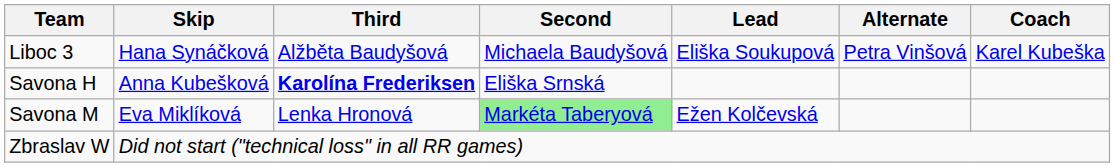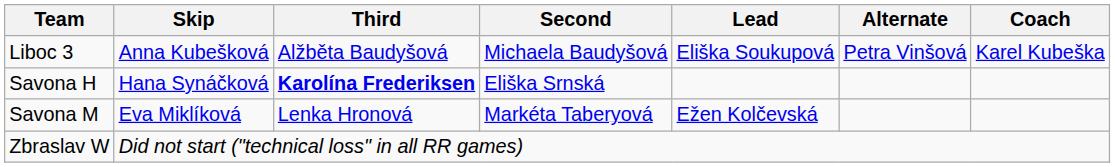(194, 51) Hana Synáčková -> (194, 51) Anna Kubešková
(194, 83) Anna Kubešková -> (194, 83) Hana Synáčková
(569, 114) lightgreen background -> (569, 114) no background
